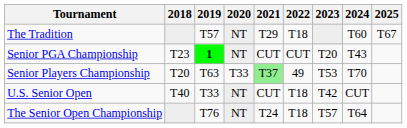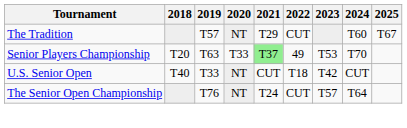(298, 34) T18 -> (298, 34) CUT
- row: (73, 54)
(298, 113) T18 -> (298, 93) CUT
